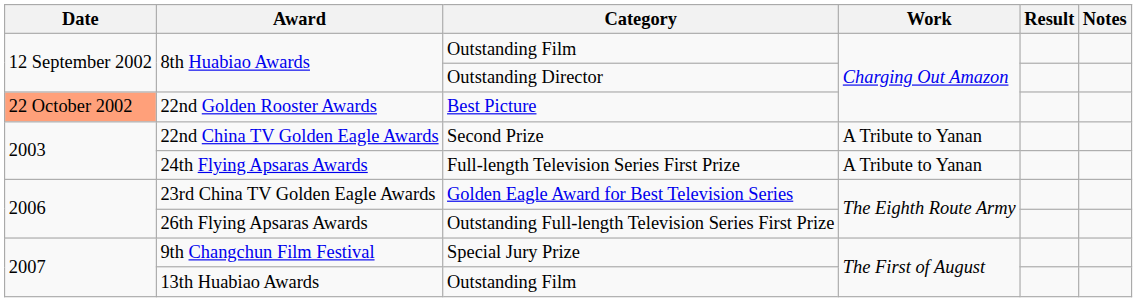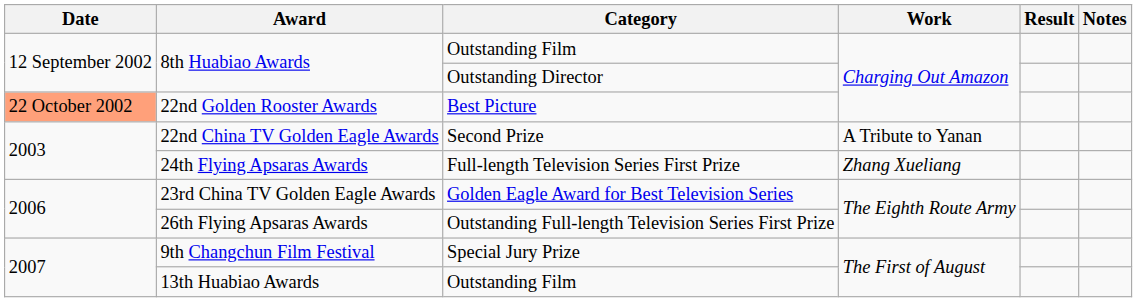(912, 164) A Tribute to Yanan -> (902, 164) Zhang Xueliang
